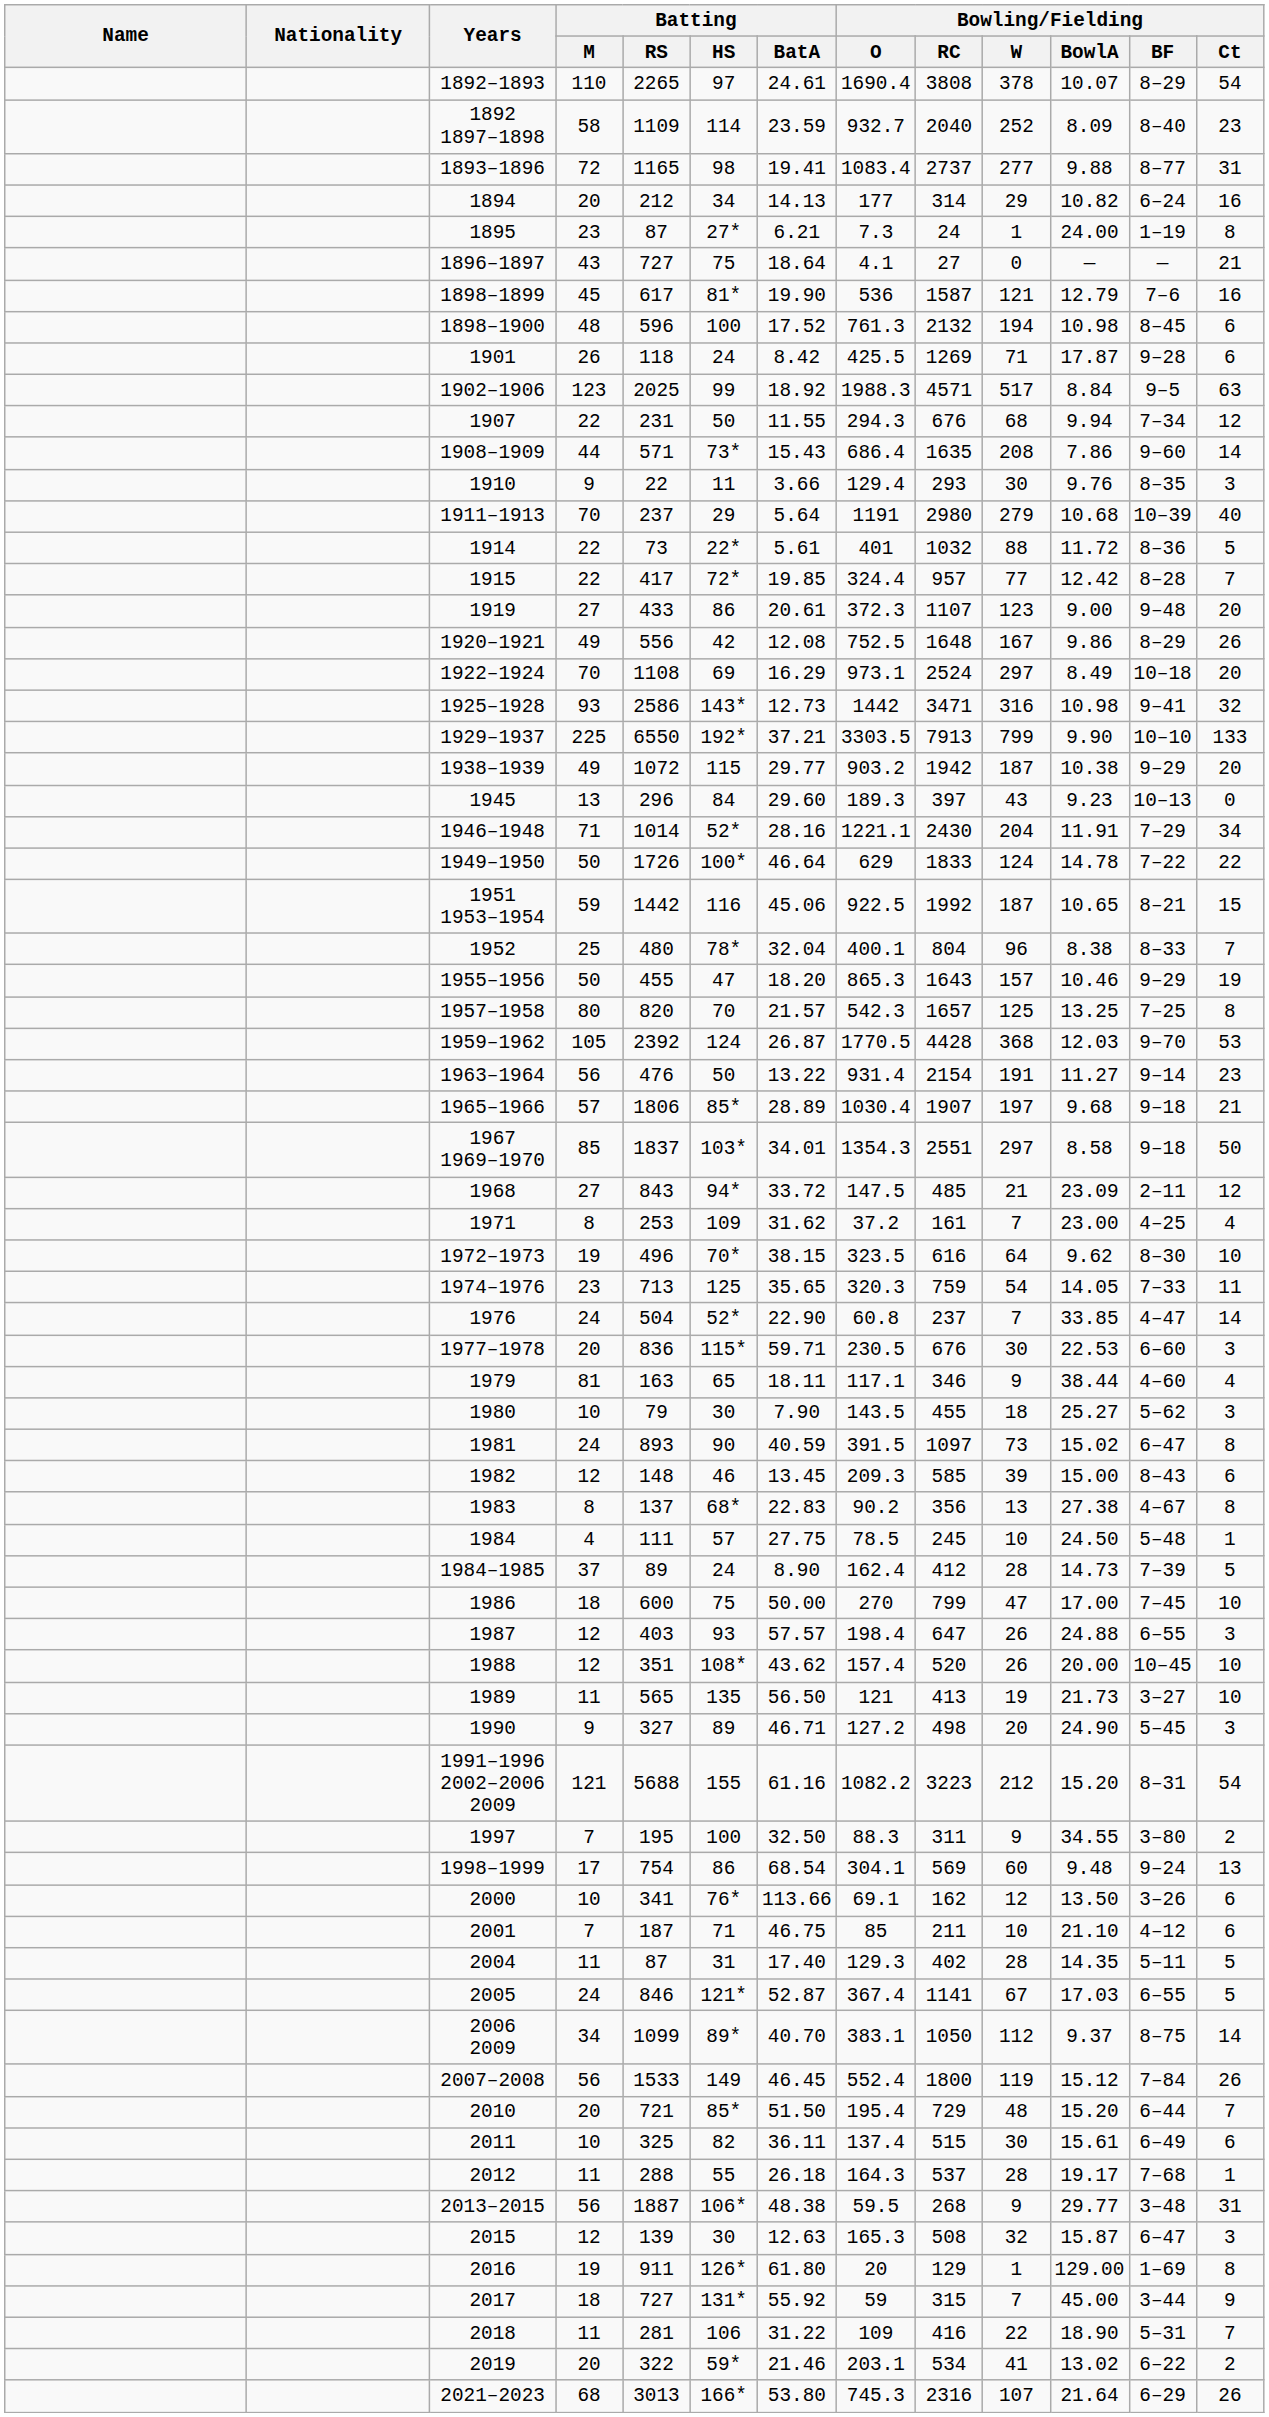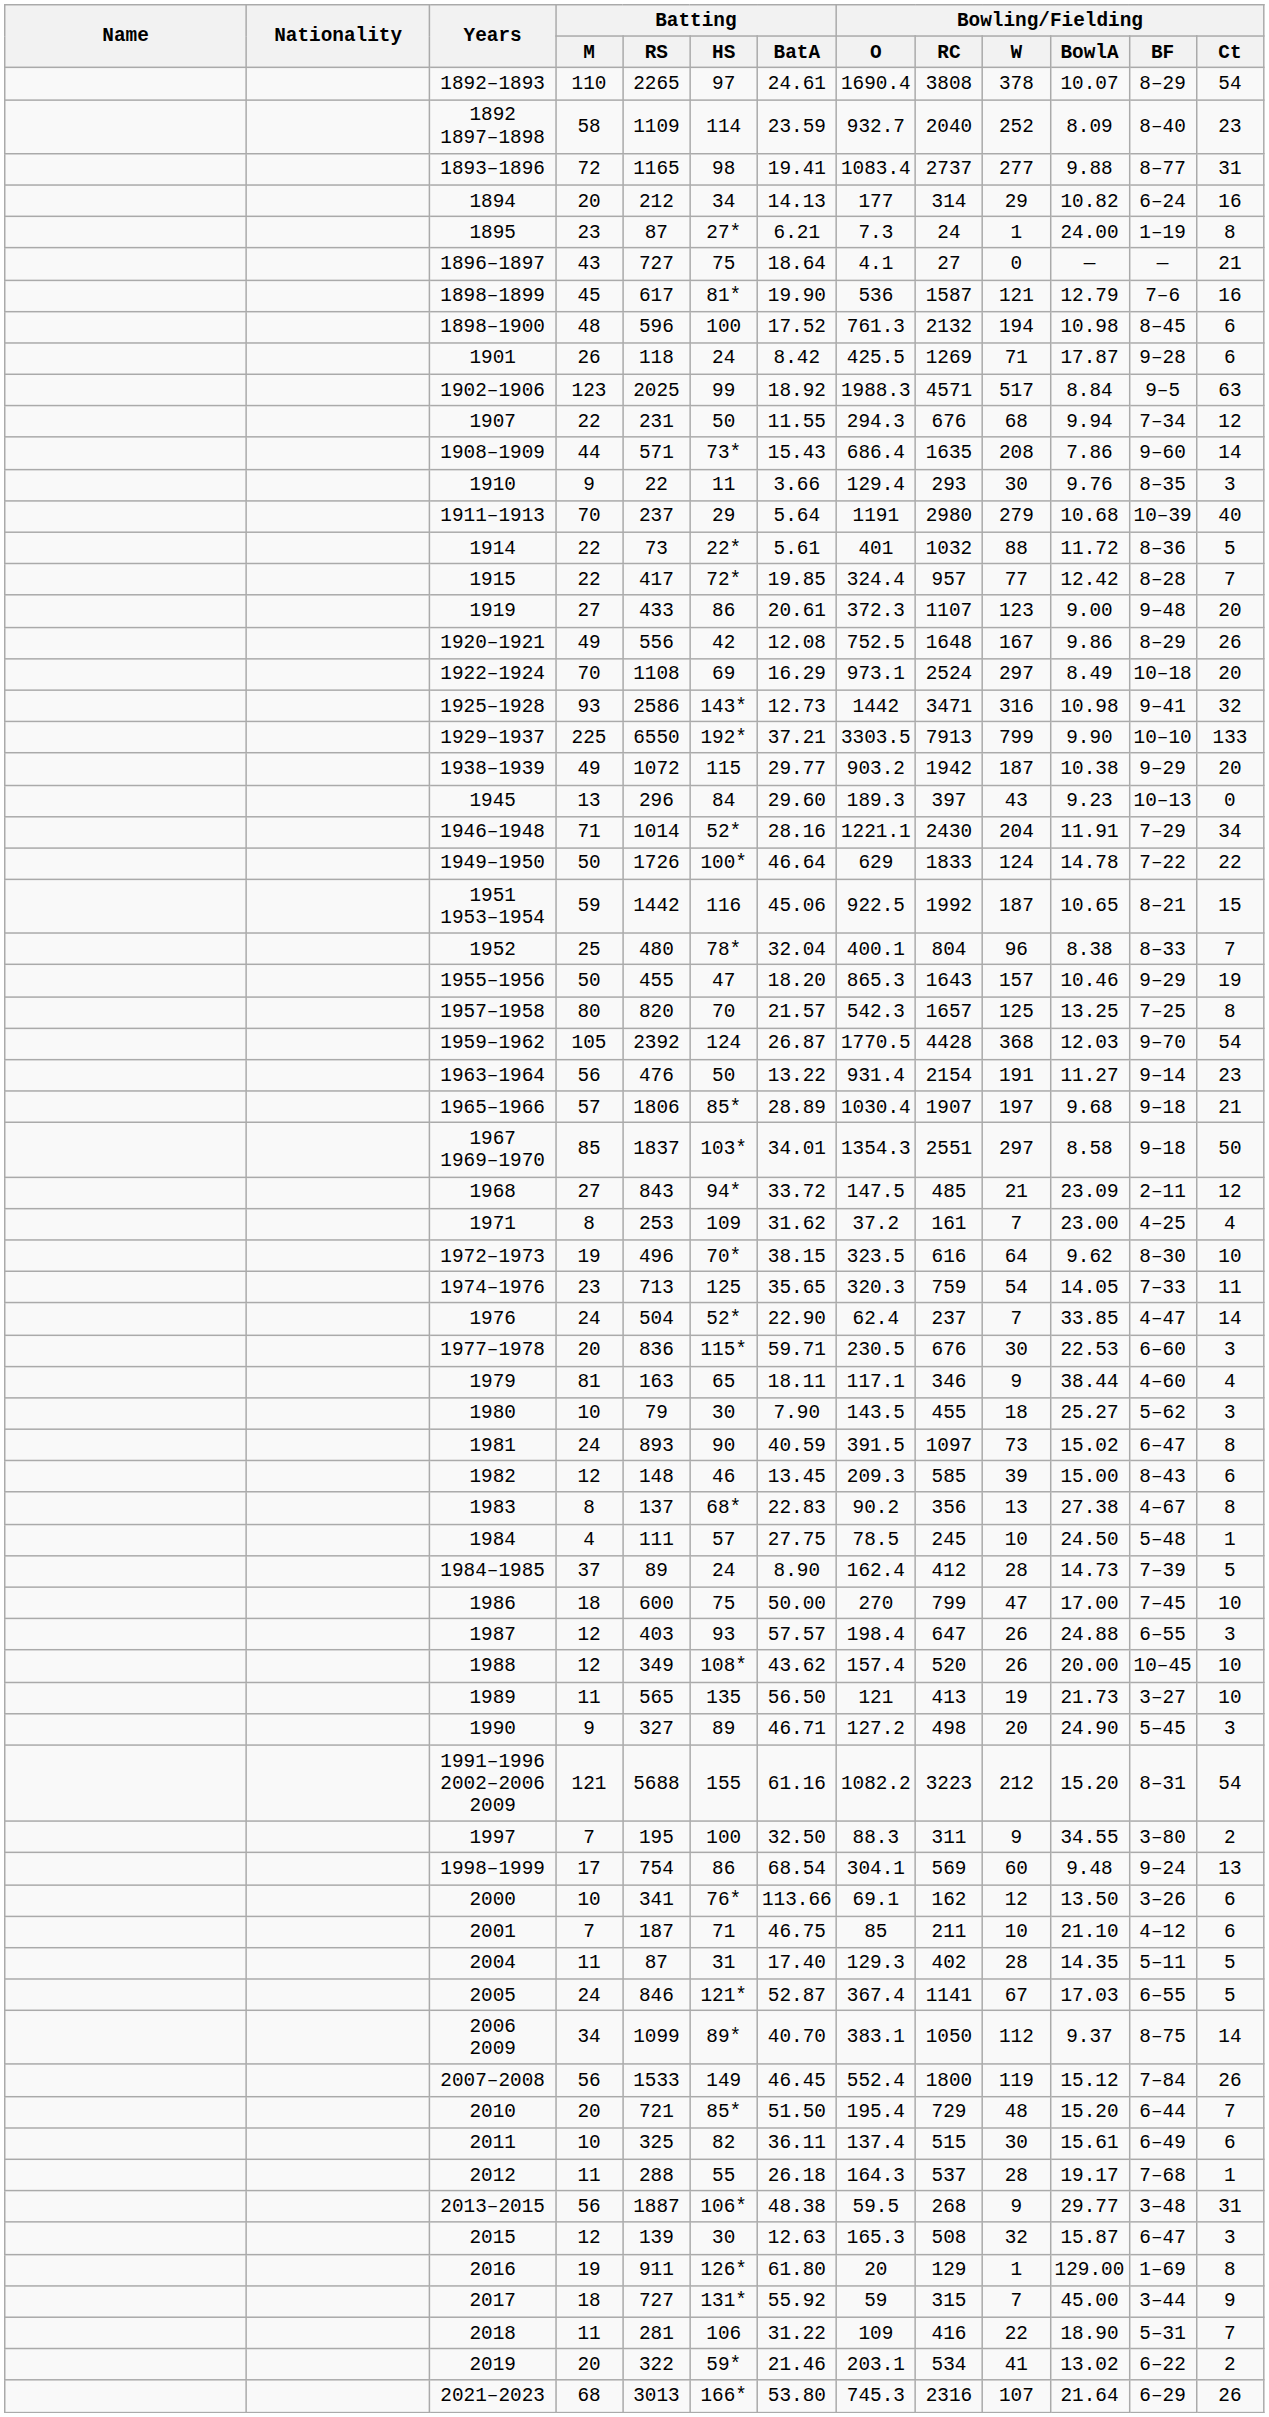(1230, 1044) 53 -> (1230, 1044) 54
(876, 1319) 60.8 -> (876, 1319) 62.4
(656, 1666) 351 -> (656, 1666) 349
